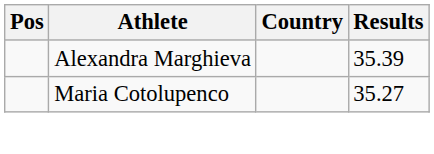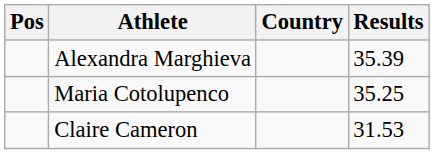(379, 93) 35.27 -> (379, 93) 35.25
+ row: (126, 129)
